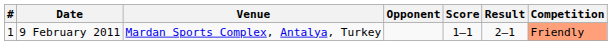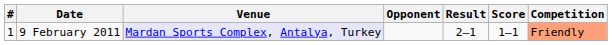columns swapped: (463, 14) <-> (505, 14)
(253, 32) no background -> (253, 32) lavender background
